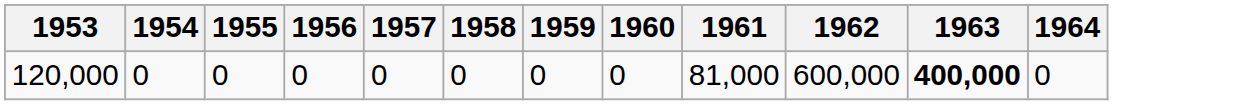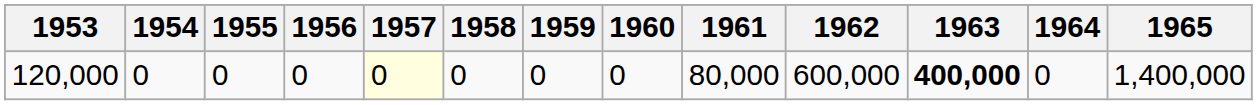+ column: (1180, 27)
(379, 74) no background -> (379, 74) lightyellow background
(734, 74) 81,000 -> (734, 74) 80,000
